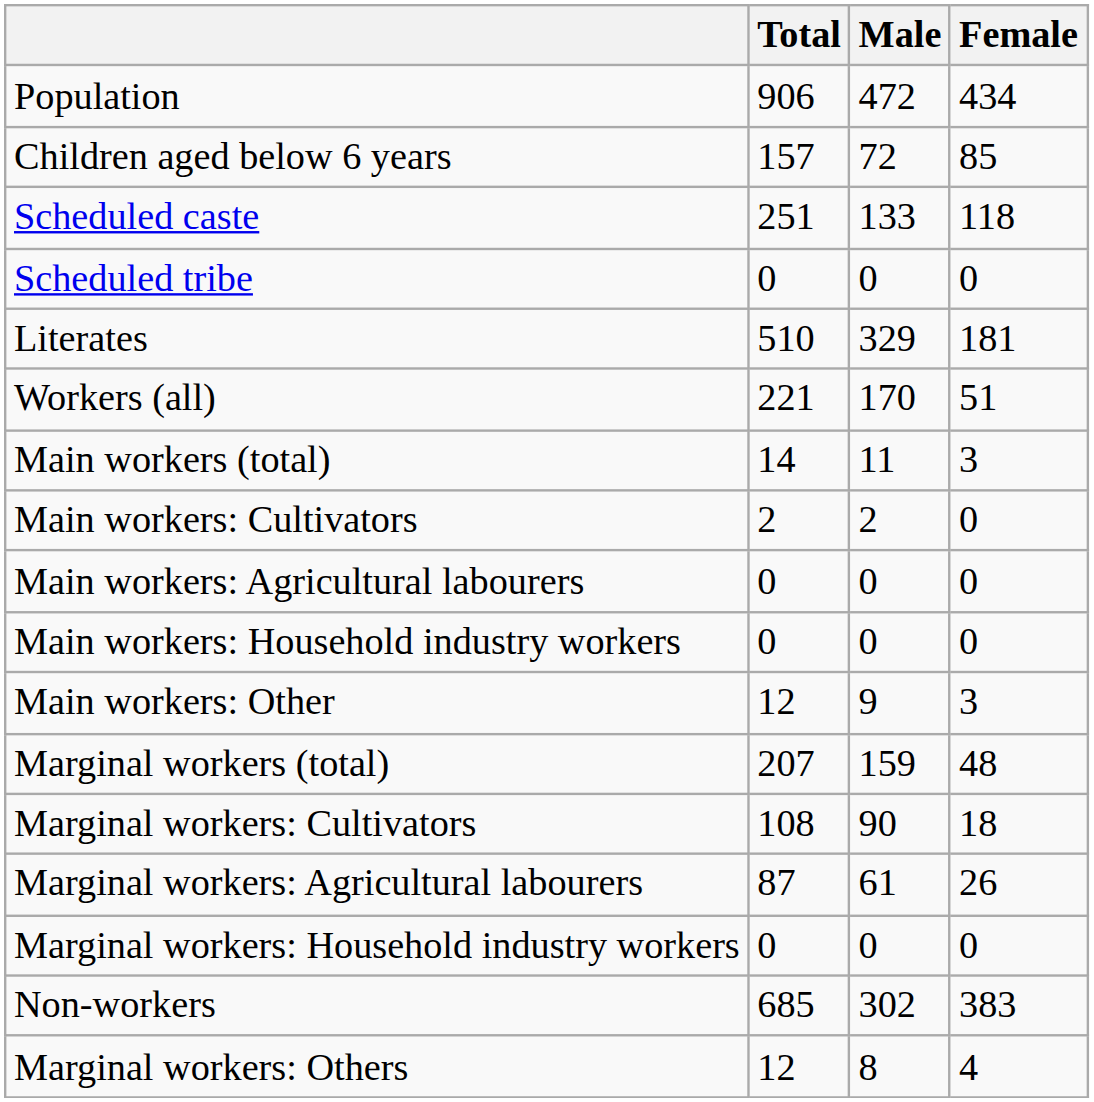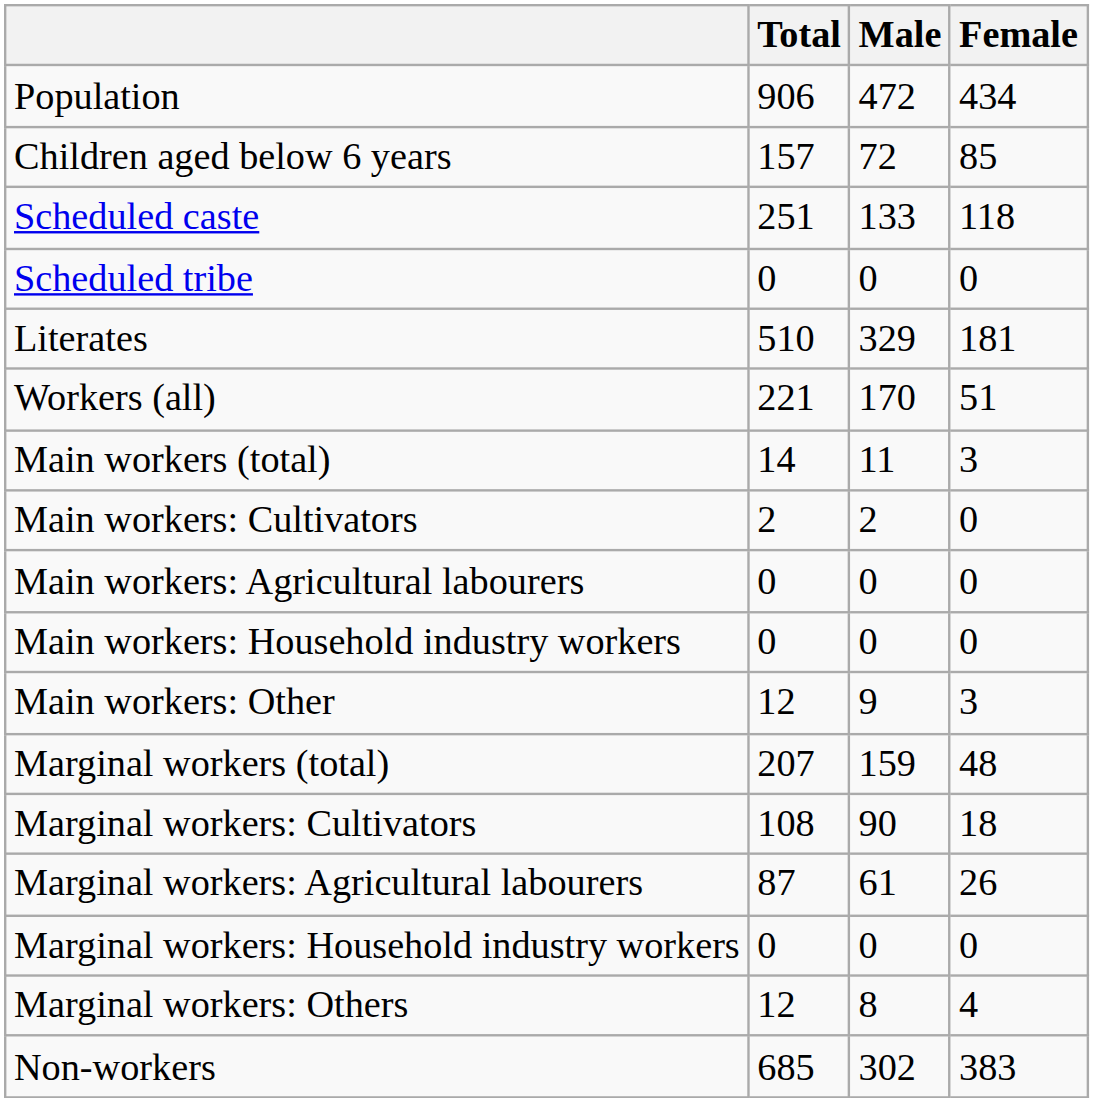rows swapped: (211, 1065) <-> (115, 1005)
